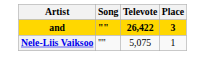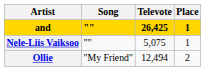(140, 27) 26,422 -> (155, 27) 26,425
(173, 27) 3 -> (187, 27) 1
+ row: (43, 58)
